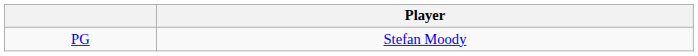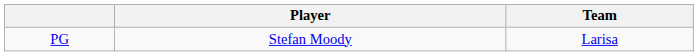+ column: (600, 16)
